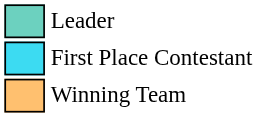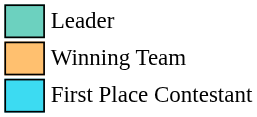rows swapped: (118, 95) <-> (151, 58)
